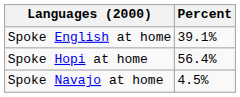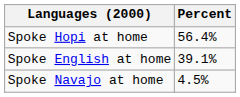rows swapped: (78, 59) <-> (89, 37)
